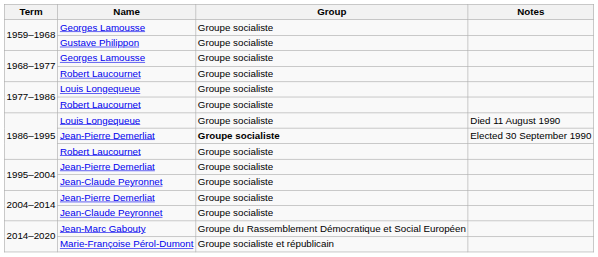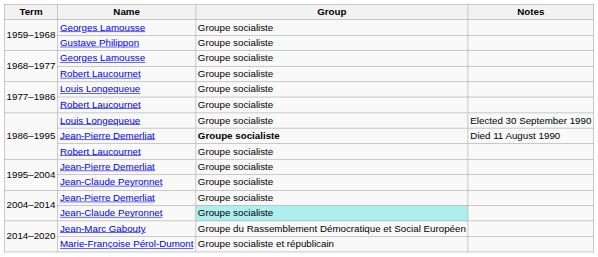(515, 120) Died 11 August 1990 -> (531, 120) Elected 30 September 1990
(531, 136) Elected 30 September 1990 -> (515, 136) Died 11 August 1990
(236, 213) no background -> (236, 213) paleturquoise background
